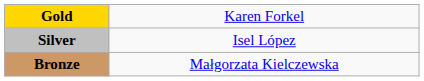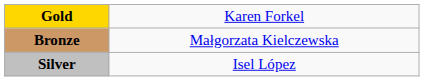rows swapped: (57, 40) <-> (57, 64)
